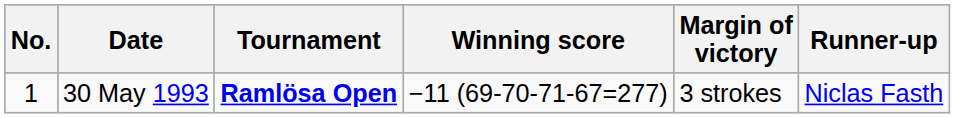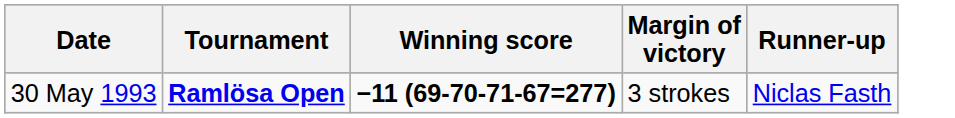- column: (31, 39)
(538, 93) normal -> (486, 93) bold
